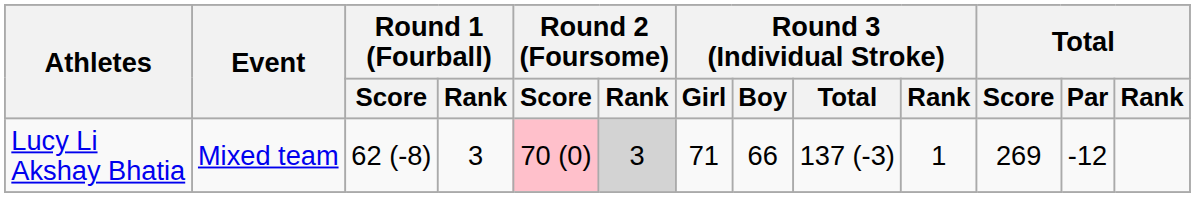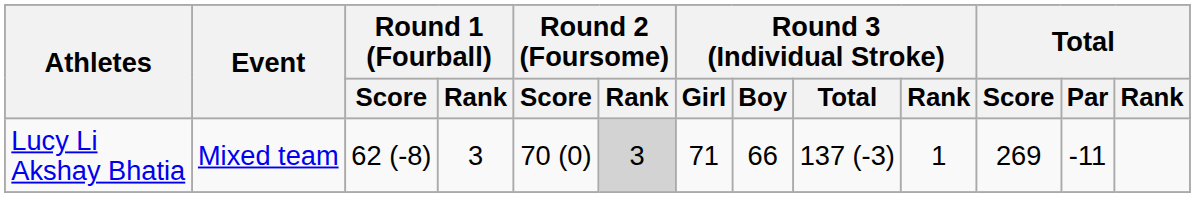(556, 156) pink background -> (556, 156) no background
(1088, 156) -12 -> (1088, 156) -11
